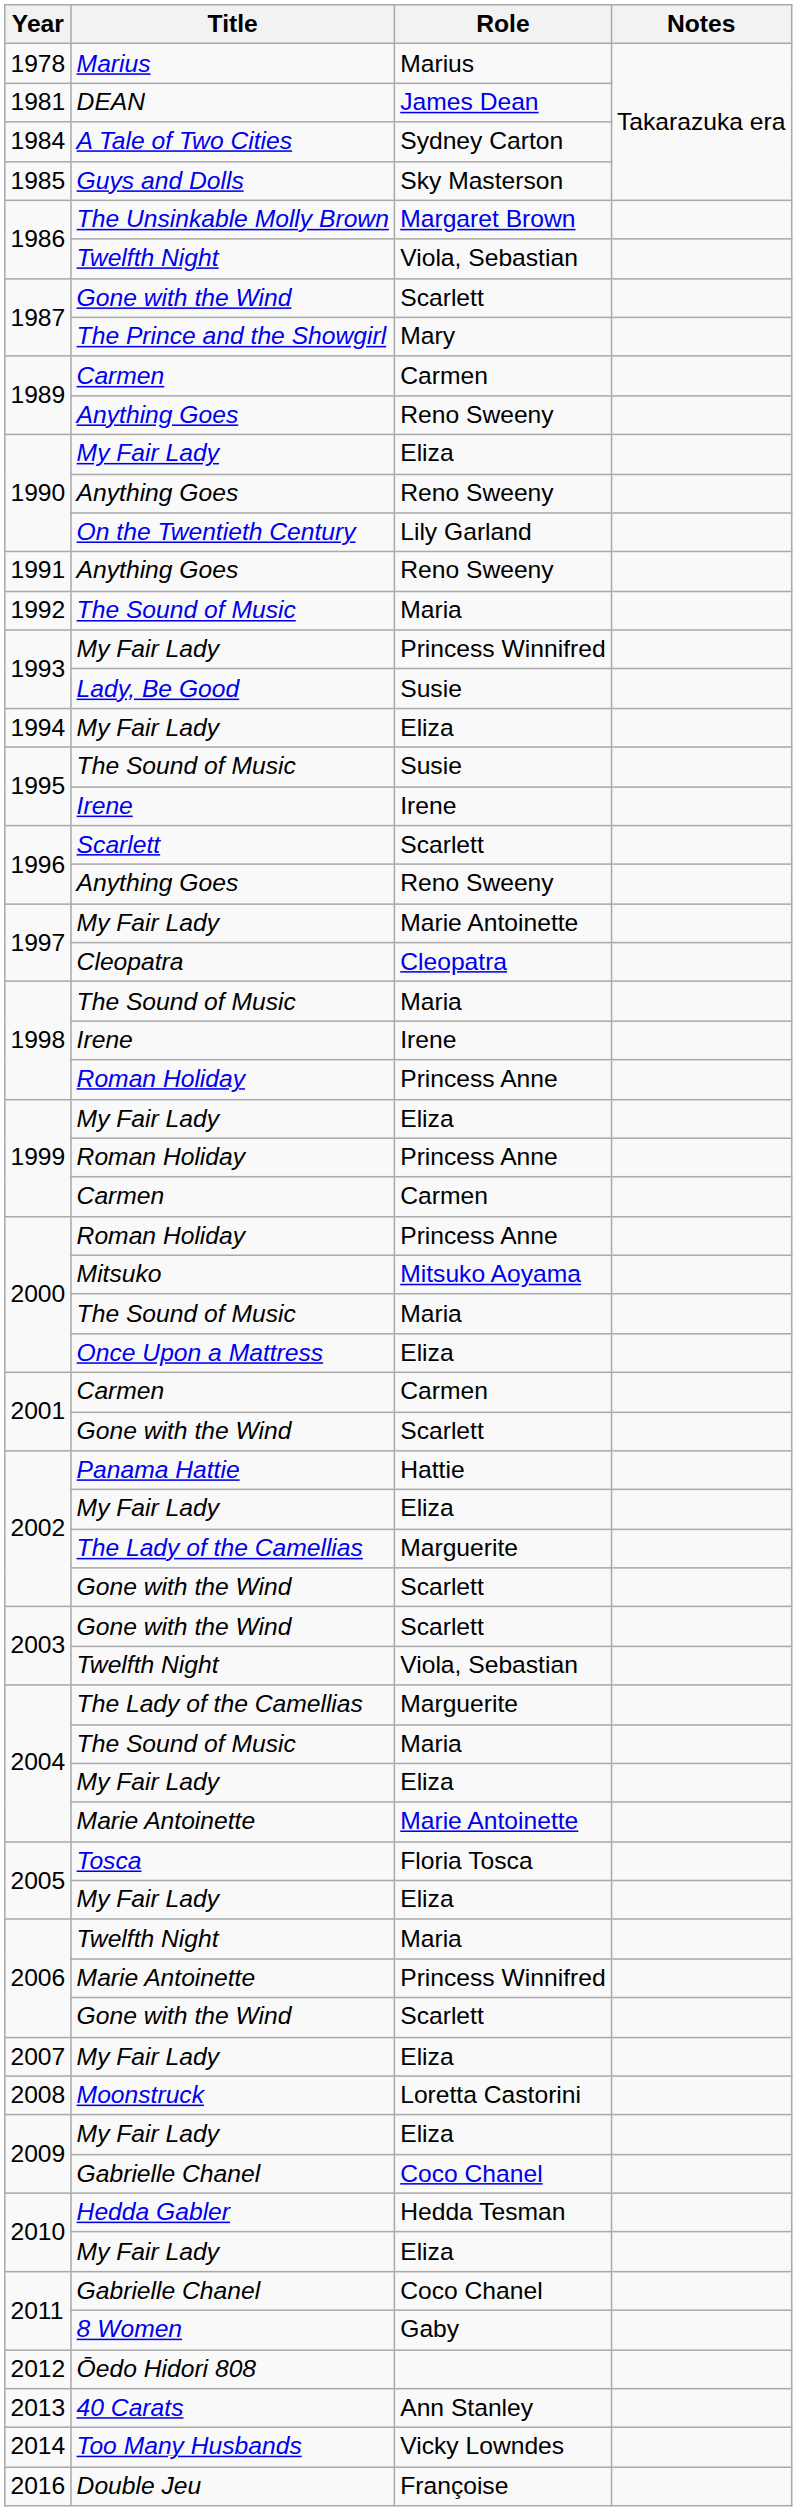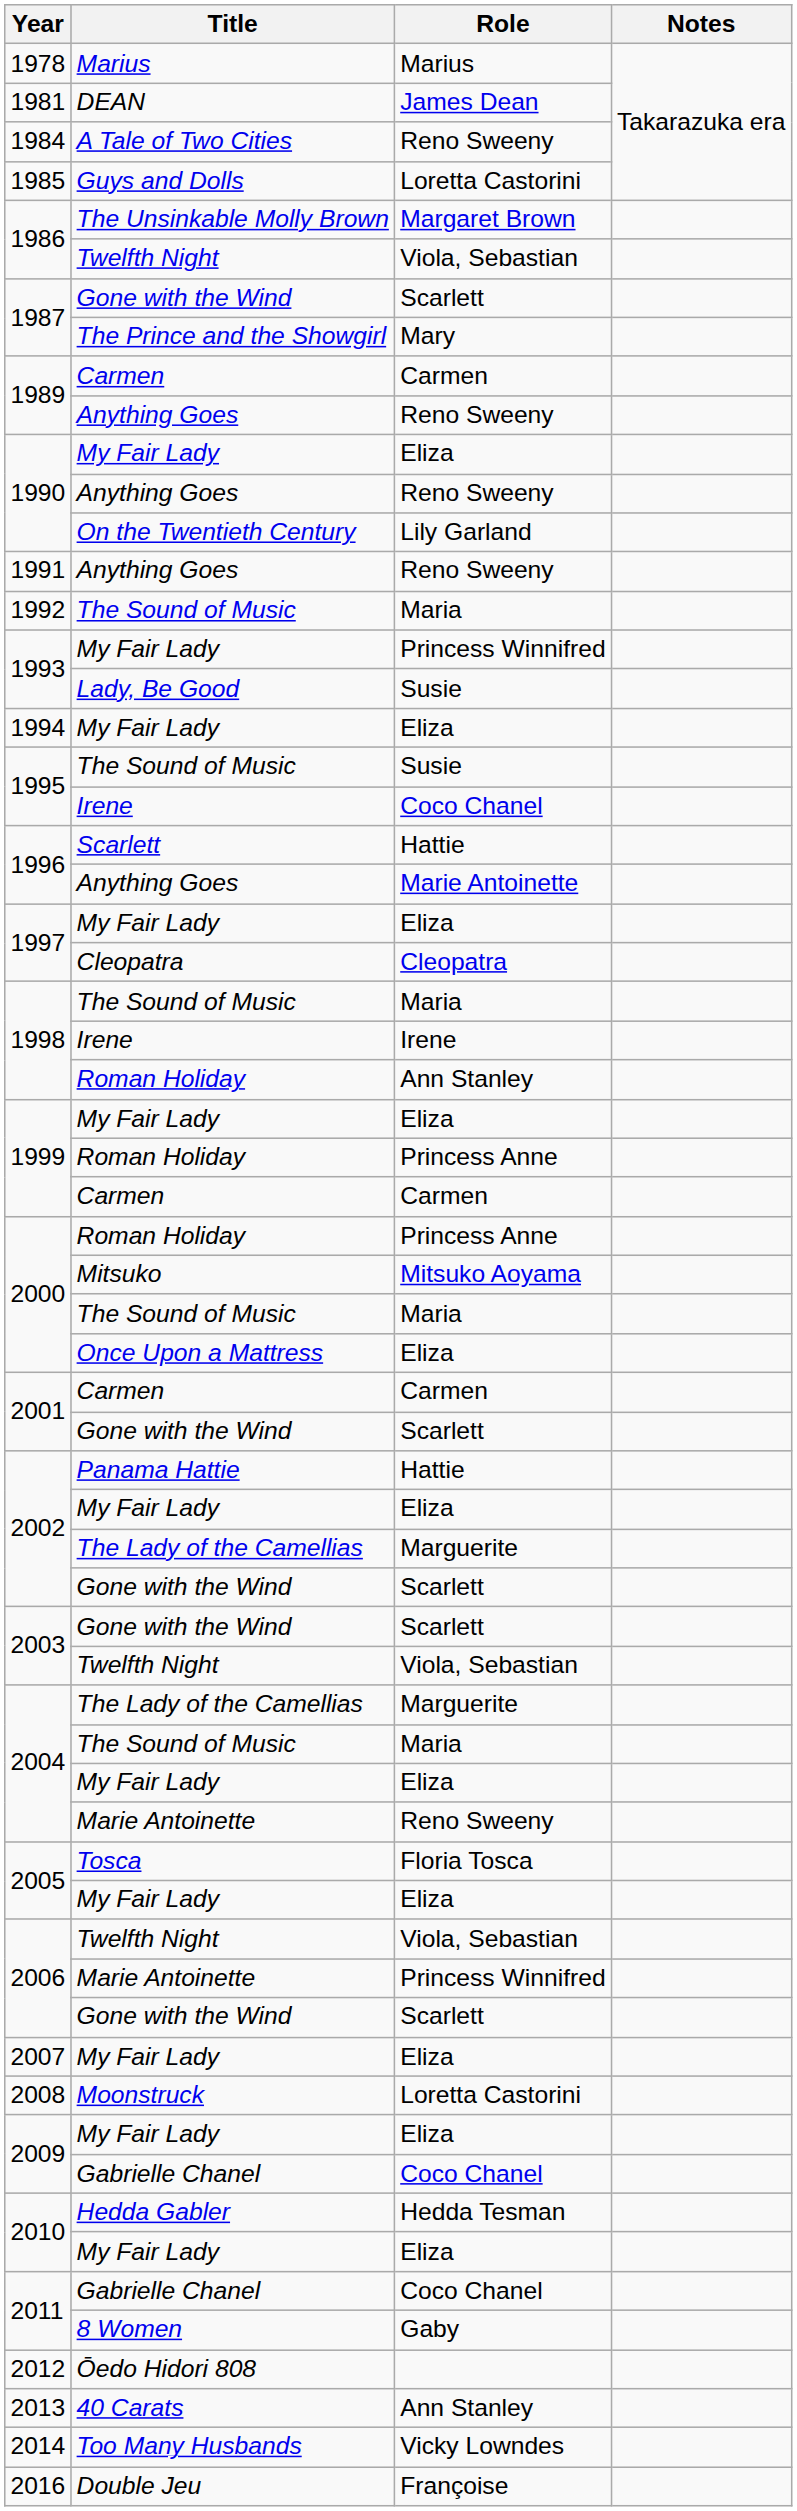(482, 141) Sydney Carton -> (477, 141) Reno Sweeny
(482, 180) Sky Masterson -> (491, 180) Loretta Castorini
(428, 805) Irene -> (471, 805) Coco Chanel
(442, 844) Scarlett -> (432, 844) Hattie
(477, 883) Reno Sweeny -> (489, 883) Marie Antoinette
(489, 922) Marie Antoinette -> (427, 922) Eliza
(479, 1079) Princess Anne -> (467, 1079) Ann Stanley
(489, 1821) Marie Antoinette -> (477, 1821) Reno Sweeny
(431, 1938) Maria -> (489, 1938) Viola, Sebastian
